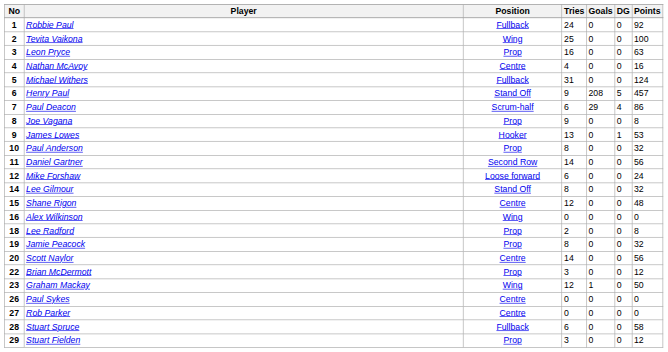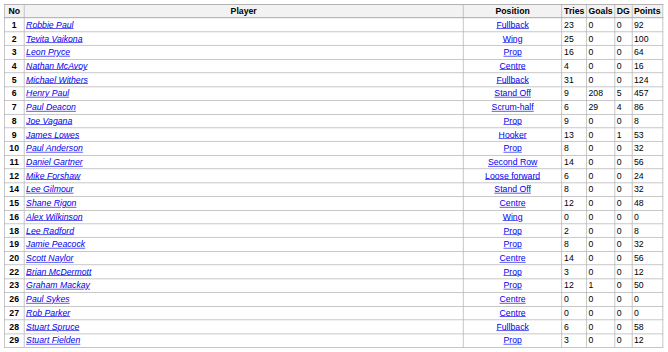(569, 24) 24 -> (569, 24) 23
(639, 52) 63 -> (639, 52) 64
(513, 285) Wing -> (513, 285) Prop
